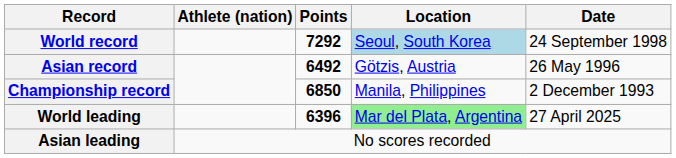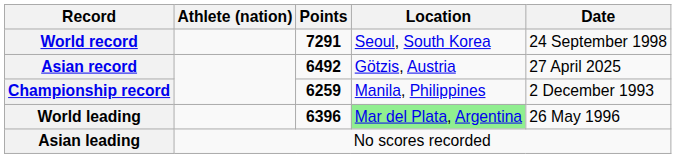(324, 41) 7292 -> (324, 41) 7291
(423, 41) lightblue background -> (423, 41) no background
(575, 66) 26 May 1996 -> (575, 66) 27 April 2025
(324, 91) 6850 -> (324, 91) 6259
(575, 116) 27 April 2025 -> (575, 116) 26 May 1996
